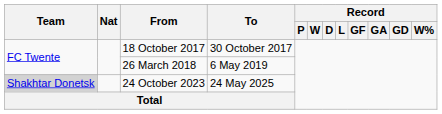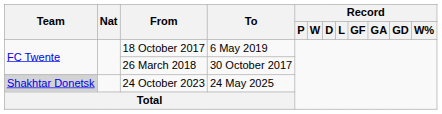(251, 48) 30 October 2017 -> (239, 48) 6 May 2019
(239, 65) 6 May 2019 -> (251, 65) 30 October 2017
